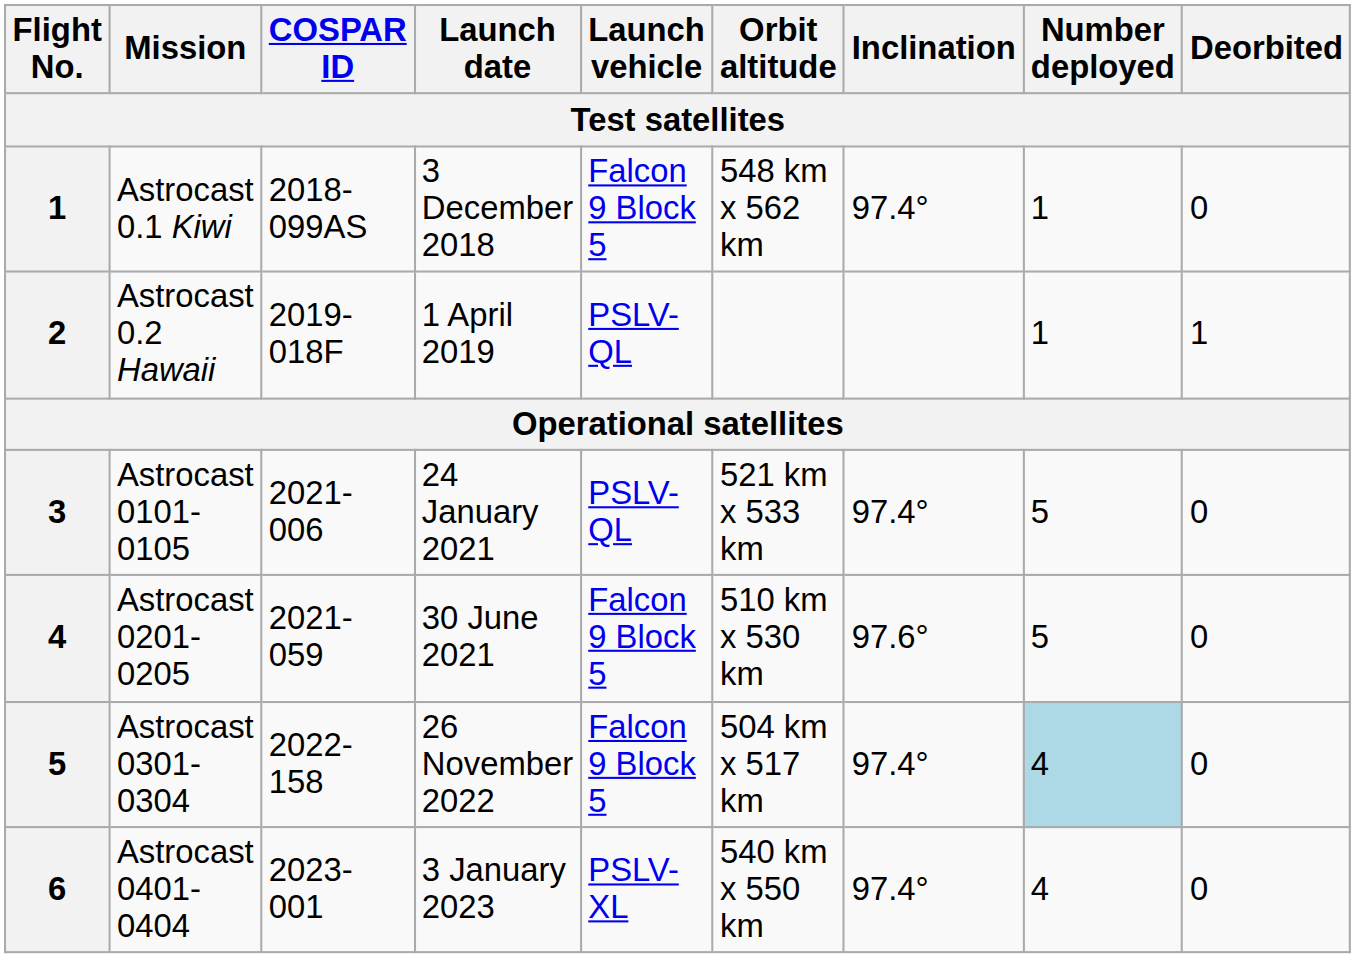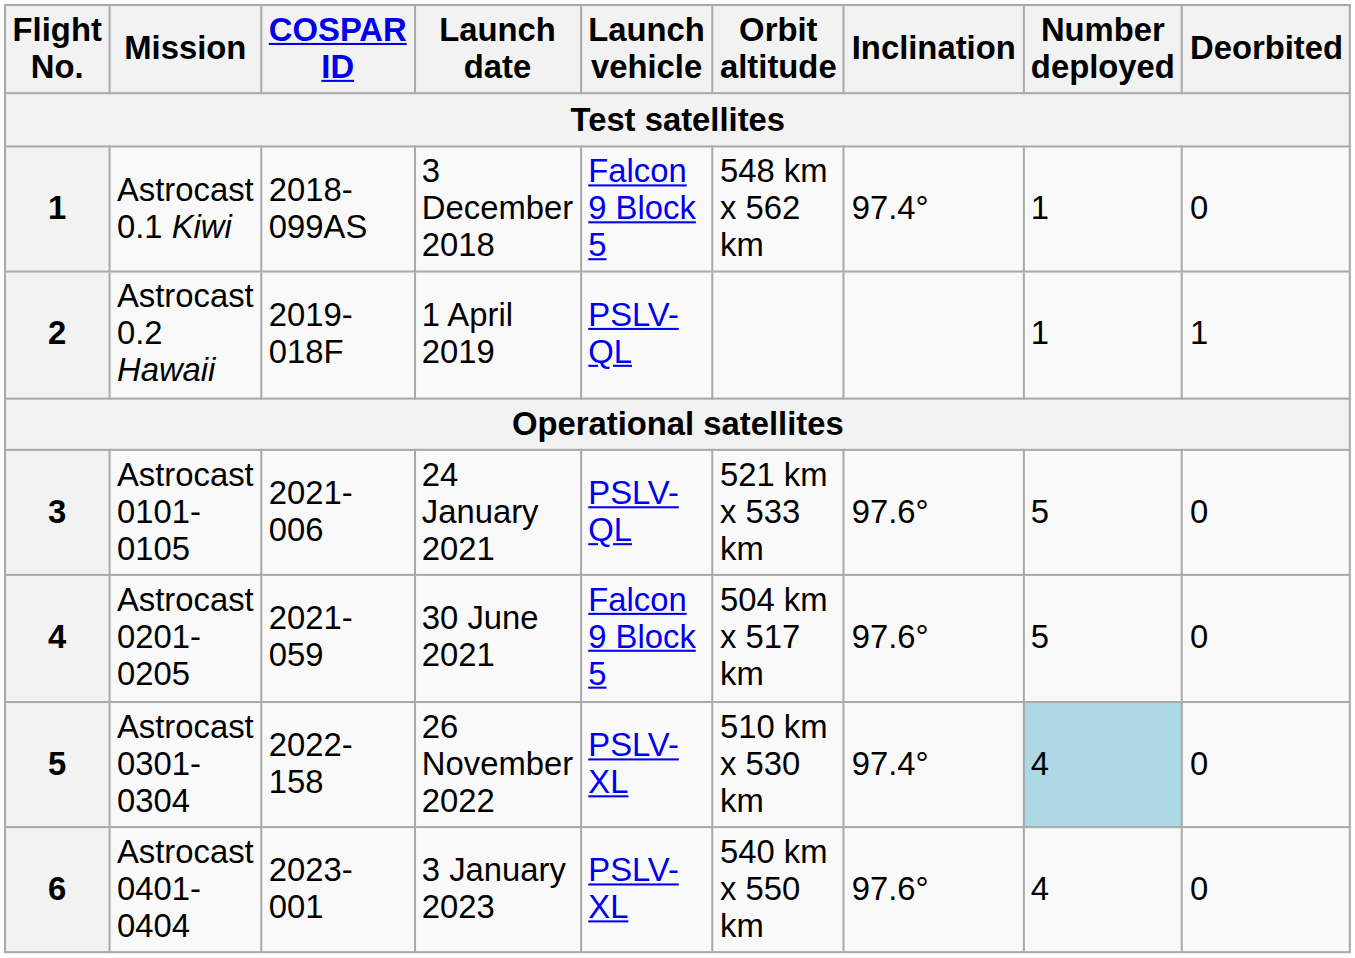(890, 512) 97.4° -> (890, 512) 97.6°
(774, 637) 510 km x 530 km -> (774, 637) 504 km x 517 km
(642, 763) Falcon 9 Block 5 -> (634, 763) PSLV-XL
(774, 763) 504 km x 517 km -> (774, 763) 510 km x 530 km
(890, 889) 97.4° -> (890, 889) 97.6°
